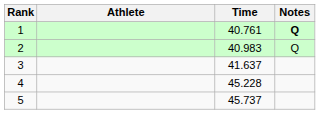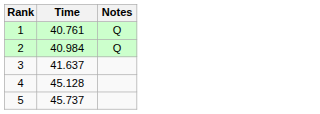- column: (126, 13)
(295, 30) bold -> (117, 30) normal
(245, 48) 40.983 -> (67, 48) 40.984
(245, 83) 45.228 -> (67, 83) 45.128
